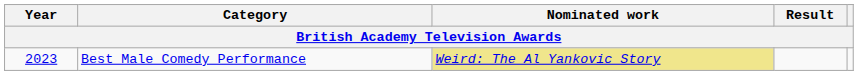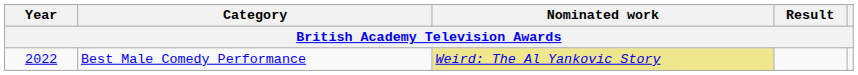(41, 59) 2023 -> (41, 59) 2022
